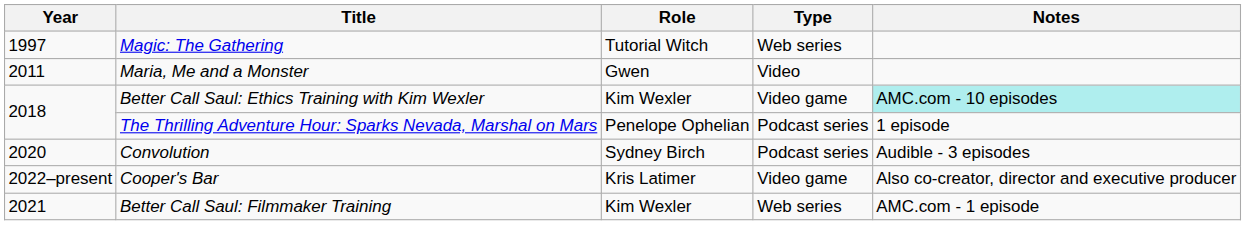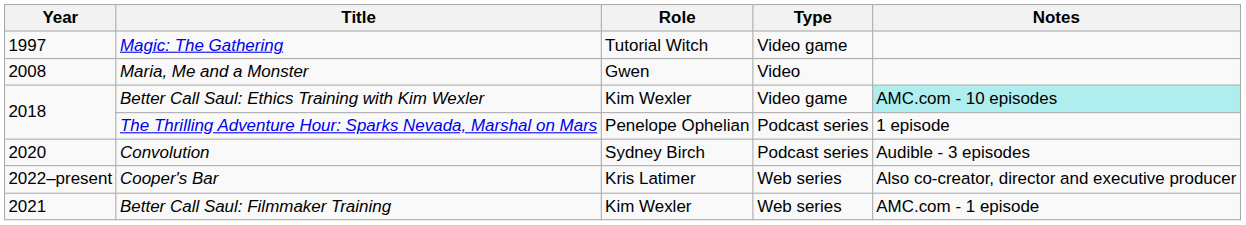(799, 44) Web series -> (802, 44) Video game
(27, 71) 2011 -> (27, 71) 2008
(802, 179) Video game -> (799, 179) Web series
